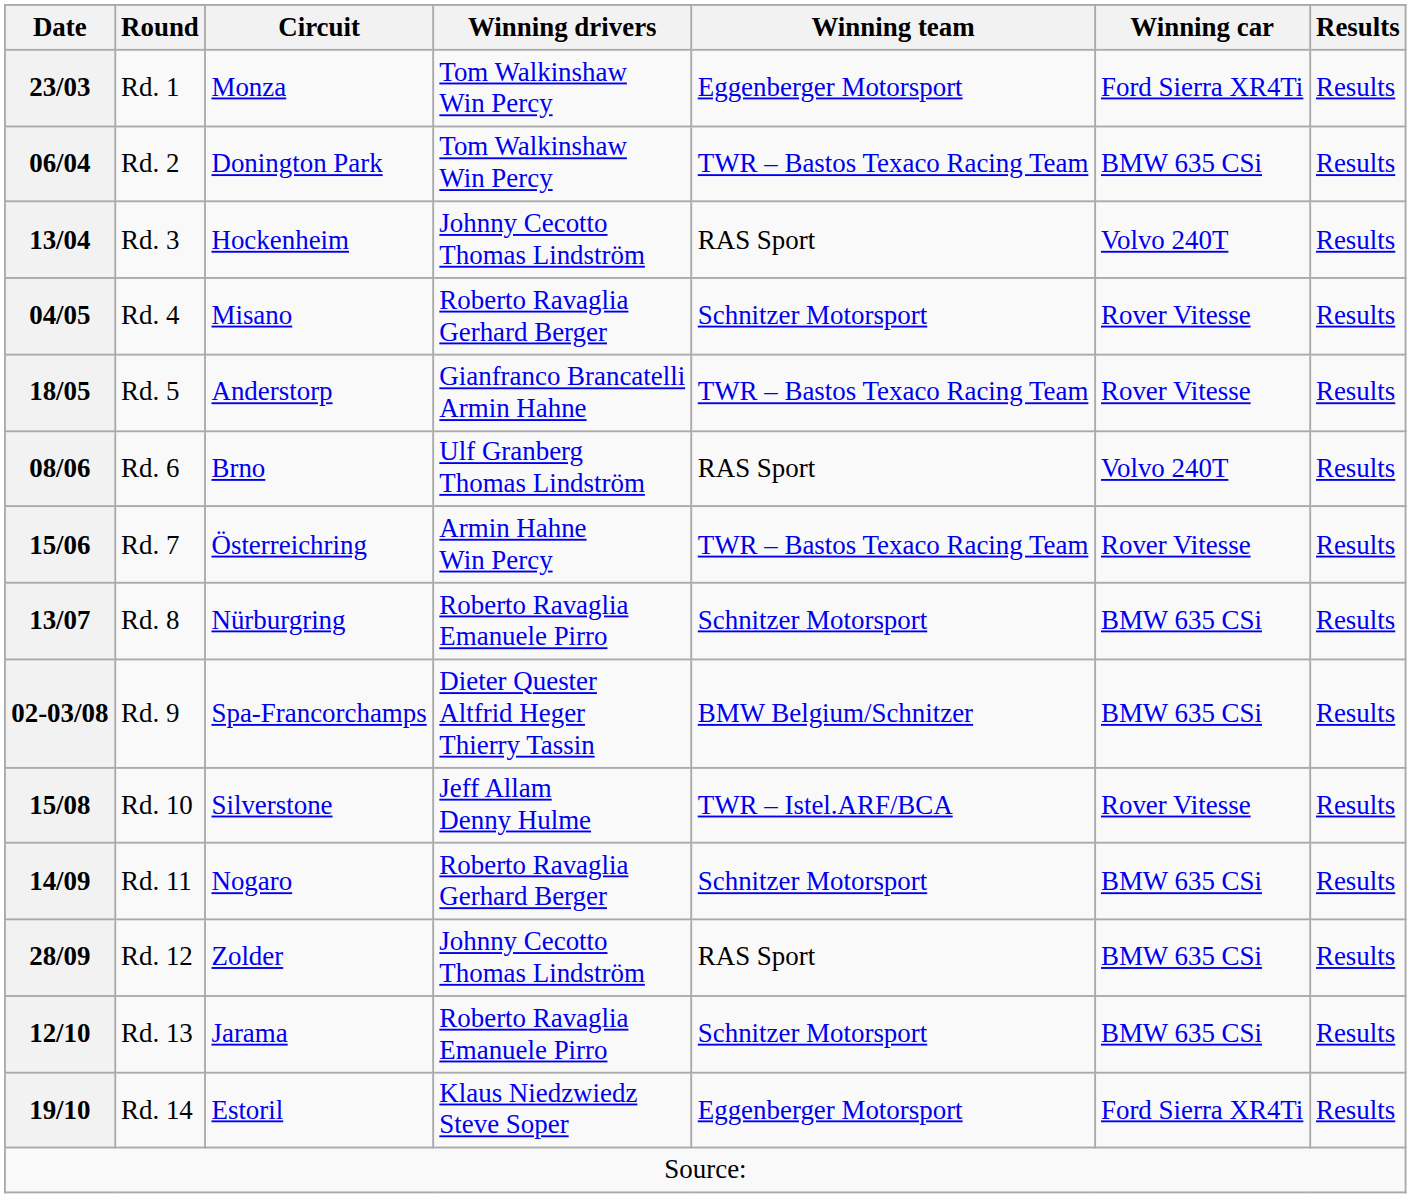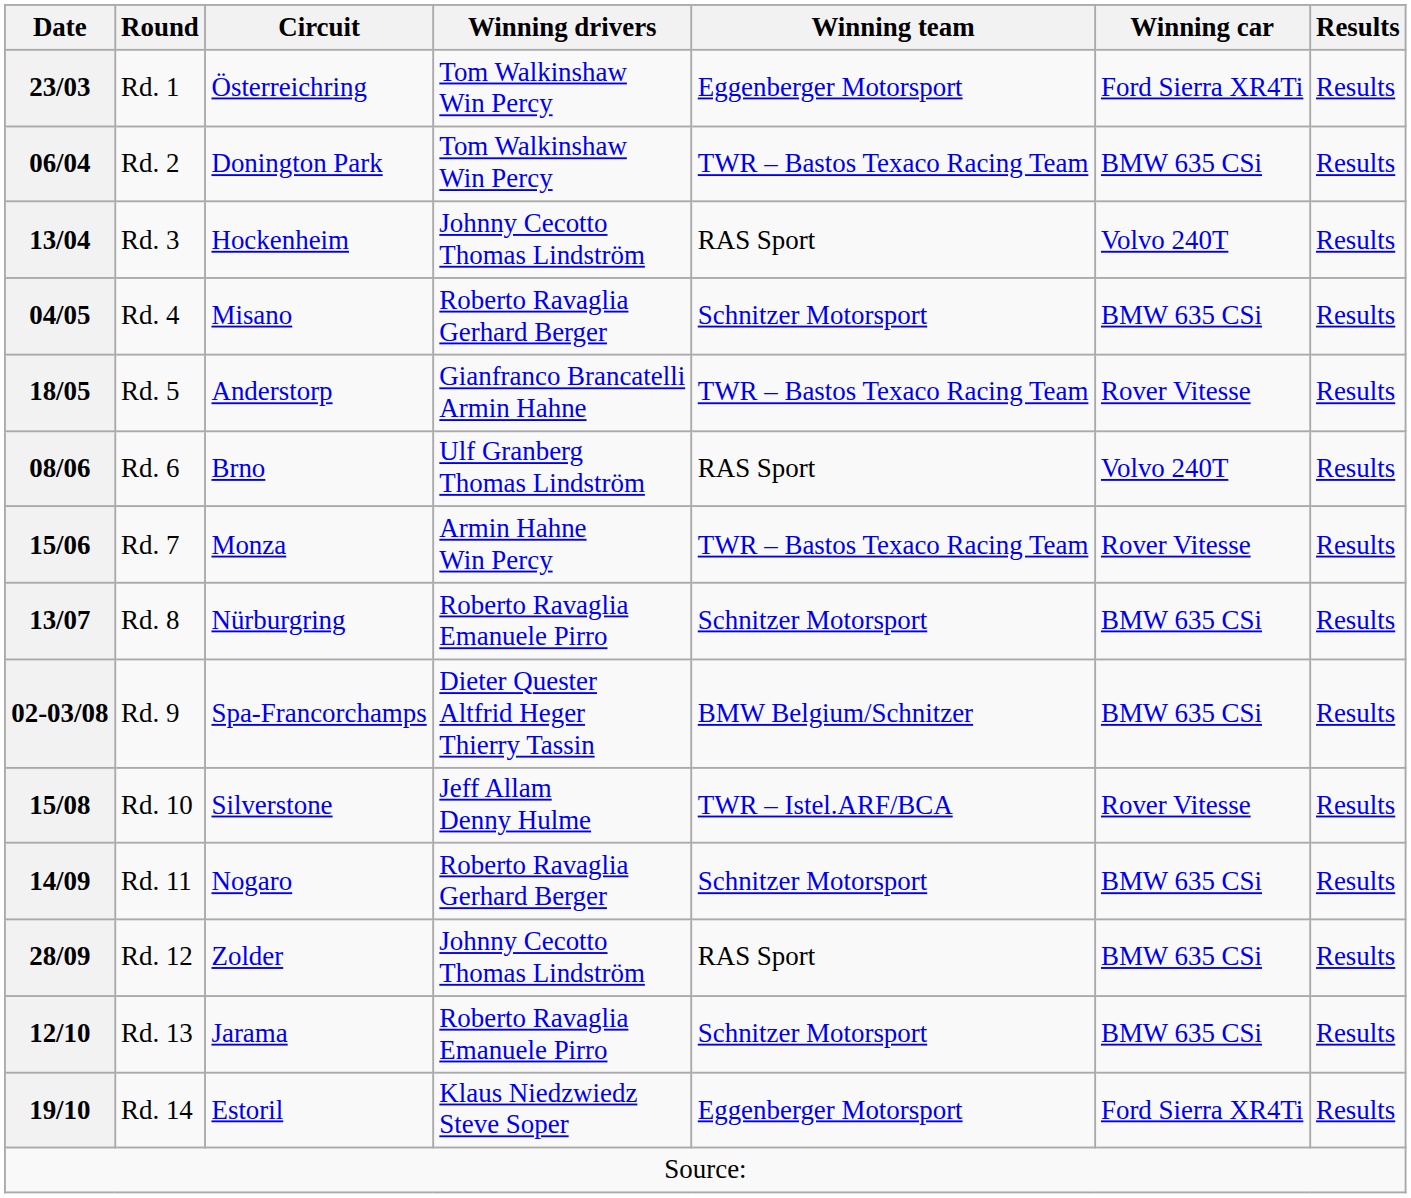(249, 87) Monza -> (289, 87) Österreichring
(1176, 316) Rover Vitesse -> (1182, 316) BMW 635 CSi
(289, 544) Österreichring -> (249, 544) Monza
